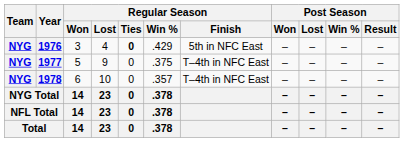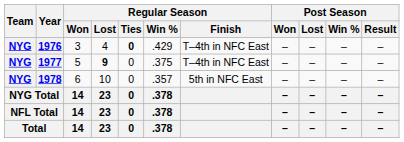(226, 46) 5th in NFC East -> (226, 46) T–4th in NFC East
(105, 63) normal -> (105, 63) bold
(226, 79) T–4th in NFC East -> (226, 79) 5th in NFC East
